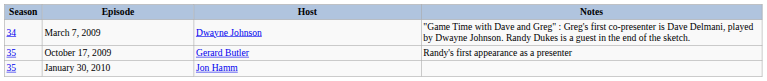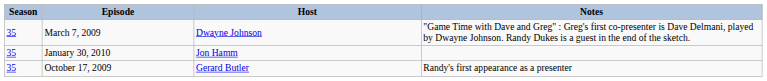(11, 32) 34 -> (11, 32) 35
rows swapped: (78, 53) <-> (77, 68)
